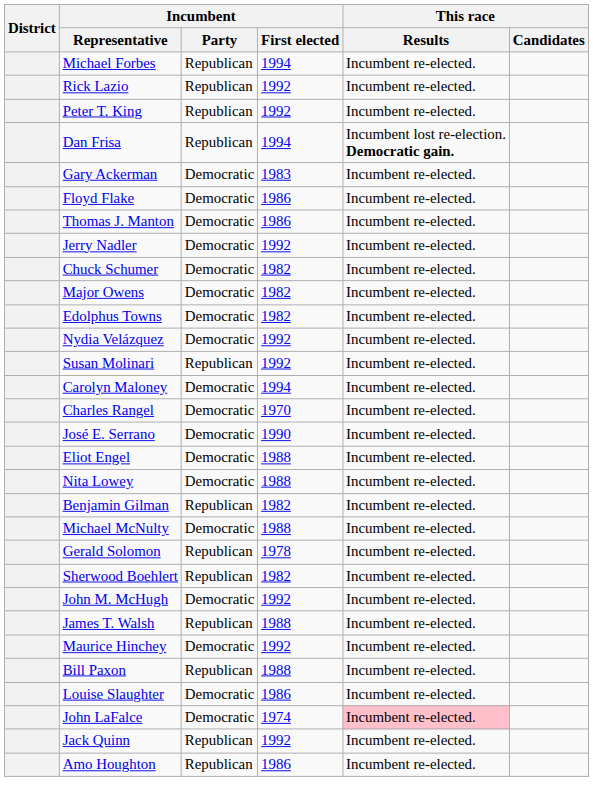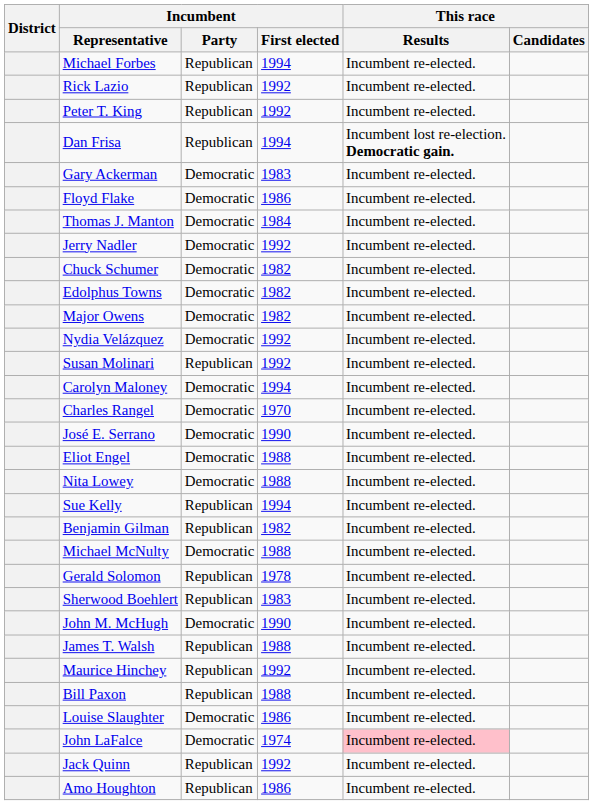(276, 221) 1986 -> (276, 221) 1984
rows swapped: (112, 316) <-> (103, 292)
+ row: (92, 505)
(276, 575) 1982 -> (276, 599) 1983
(276, 599) 1992 -> (276, 623) 1990
(220, 646) Democratic -> (219, 670) Republican
